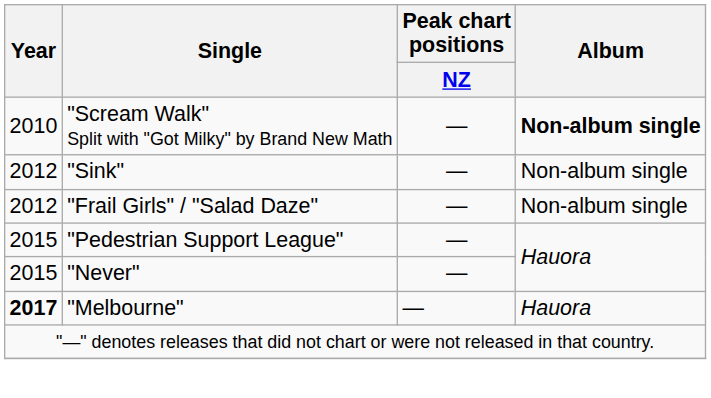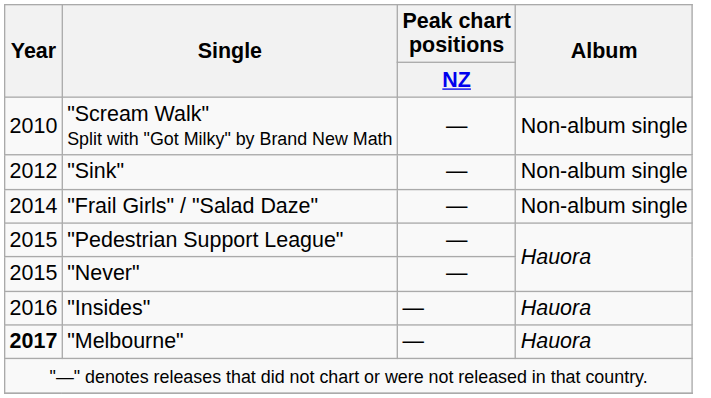(611, 125) bold -> (604, 125) normal
(33, 205) 2012 -> (33, 205) 2014
+ row: (109, 307)
